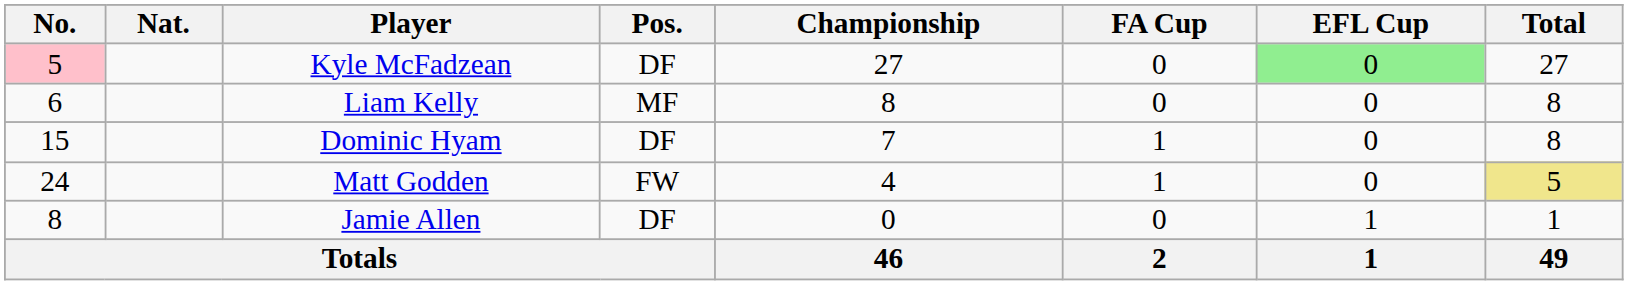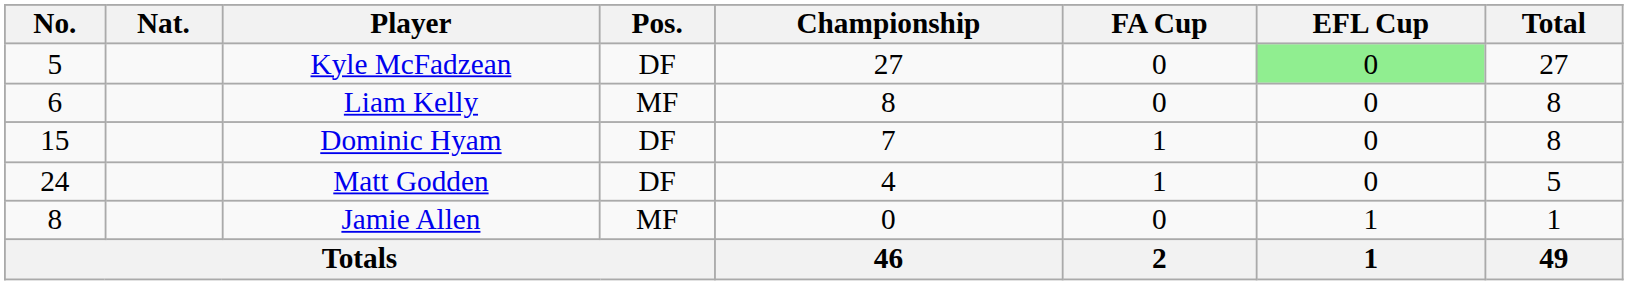(55, 63) pink background -> (55, 63) no background
(657, 180) FW -> (657, 180) DF
(1554, 180) khaki background -> (1554, 180) no background
(657, 219) DF -> (657, 219) MF
